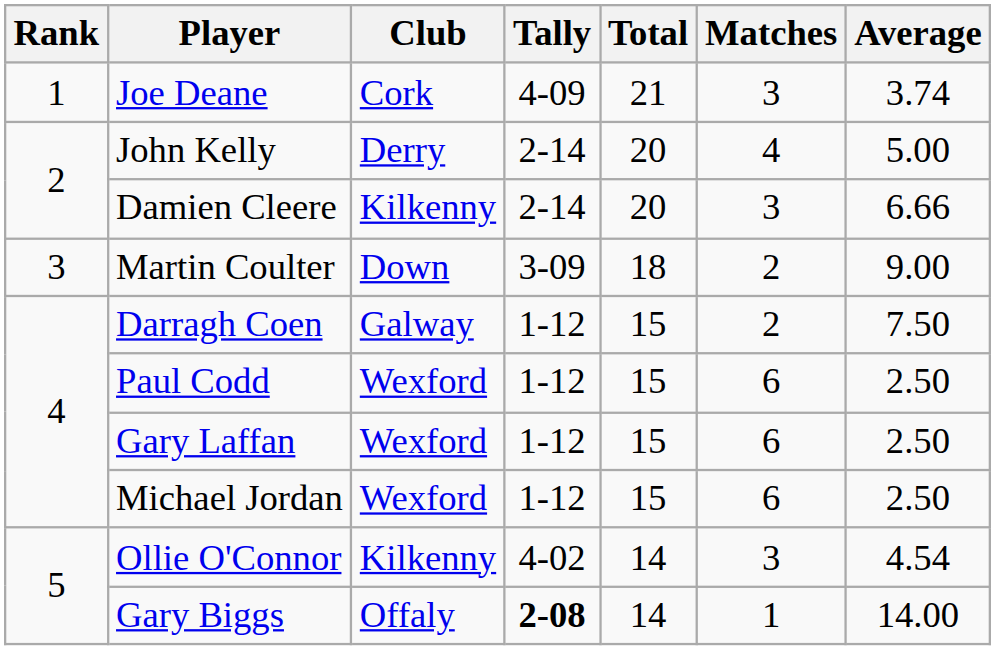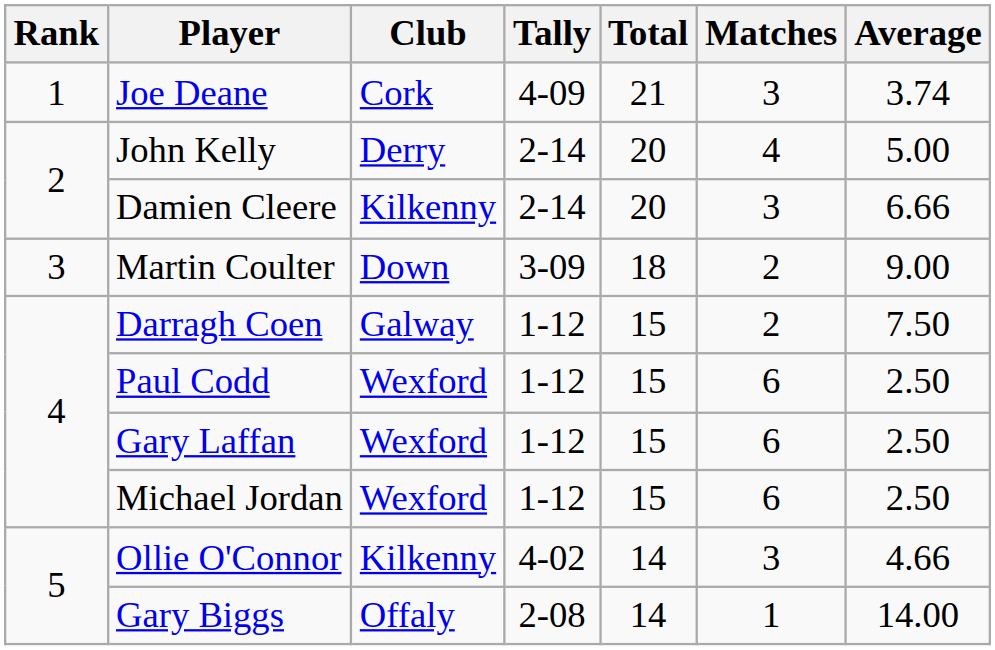(918, 556) 4.54 -> (918, 556) 4.66
(552, 614) bold -> (552, 614) normal
